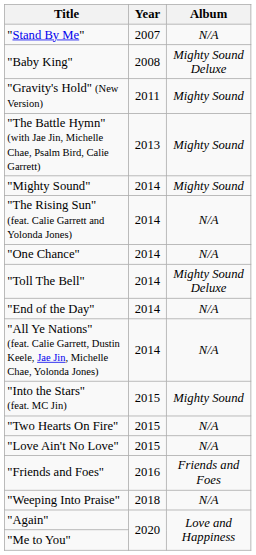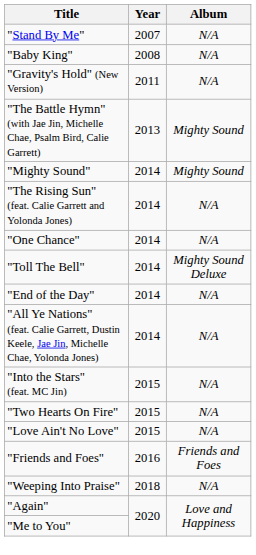(209, 61) Mighty Sound Deluxe -> (209, 54) N/A
(209, 95) Mighty Sound -> (209, 81) N/A
(209, 398) Mighty Sound -> (209, 384) N/A
